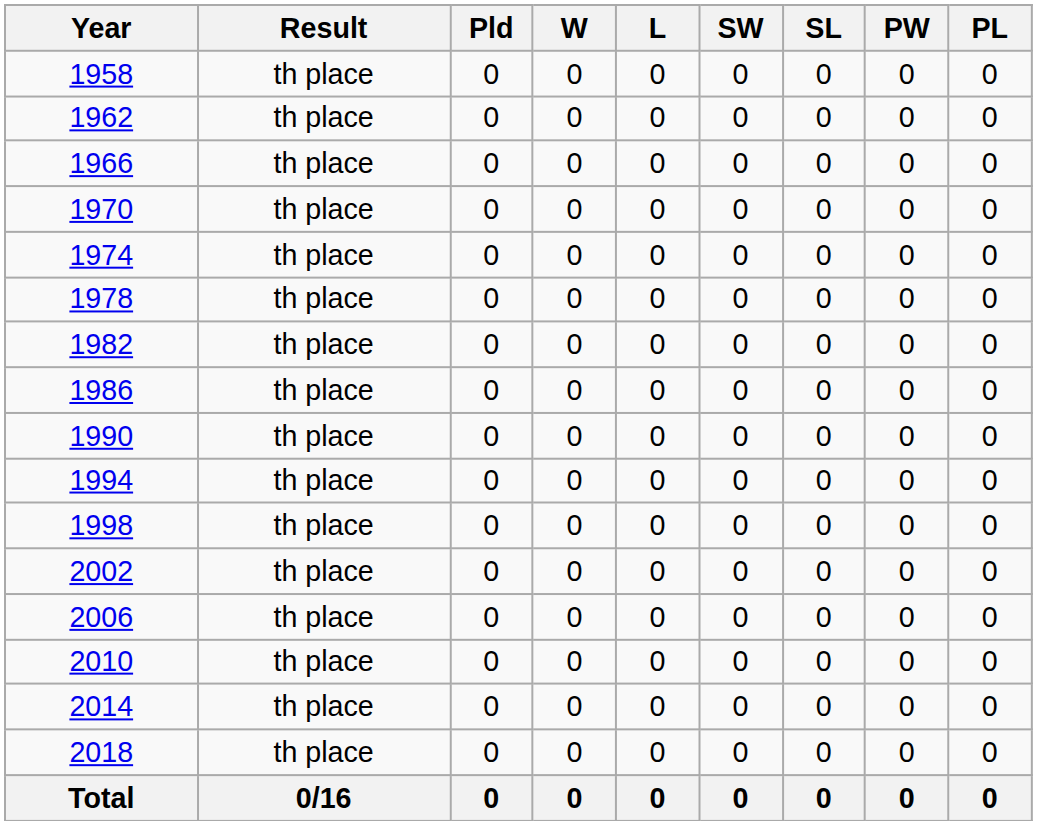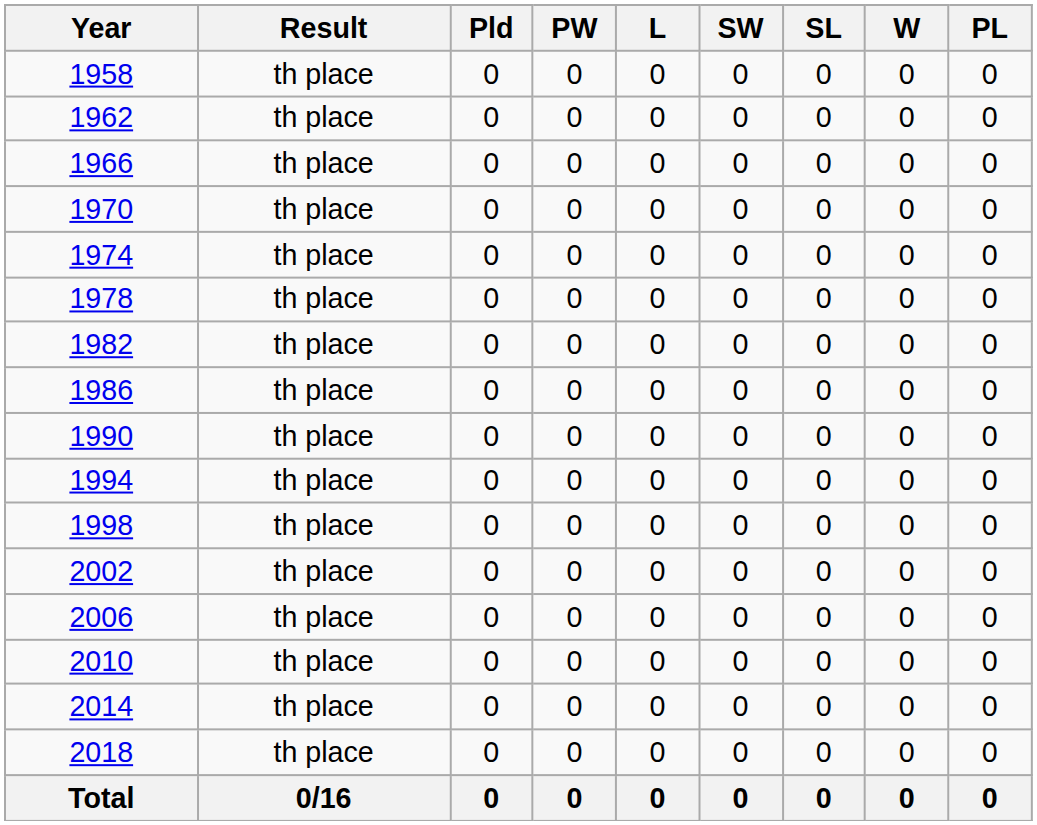columns swapped: (574, 28) <-> (907, 28)
